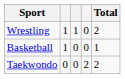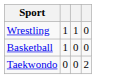- column: (106, 13)
